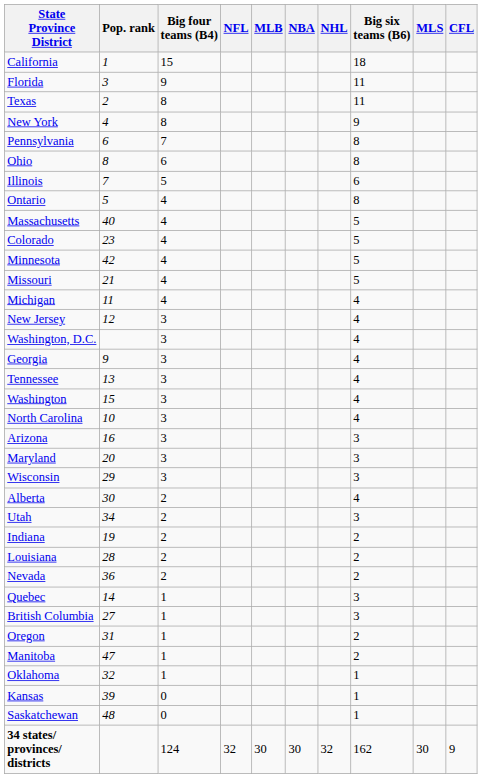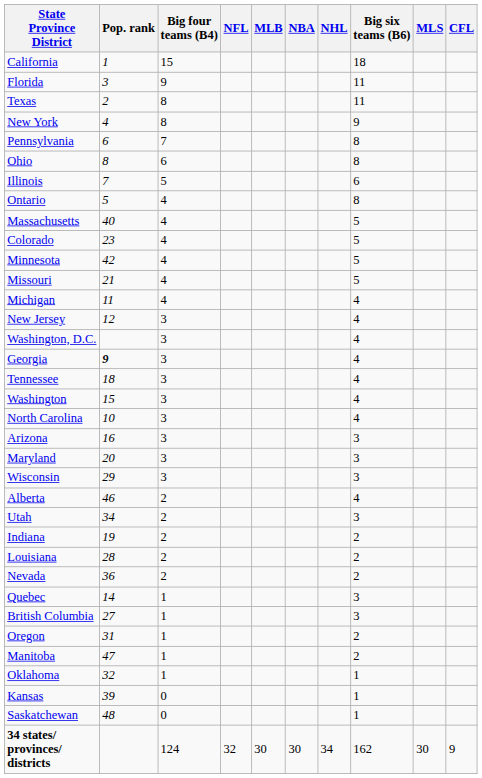(105, 359) normal -> (105, 359) bold
(108, 378) 13 -> (108, 378) 18
(108, 497) 30 -> (108, 497) 46
(327, 749) 32 -> (327, 749) 34
